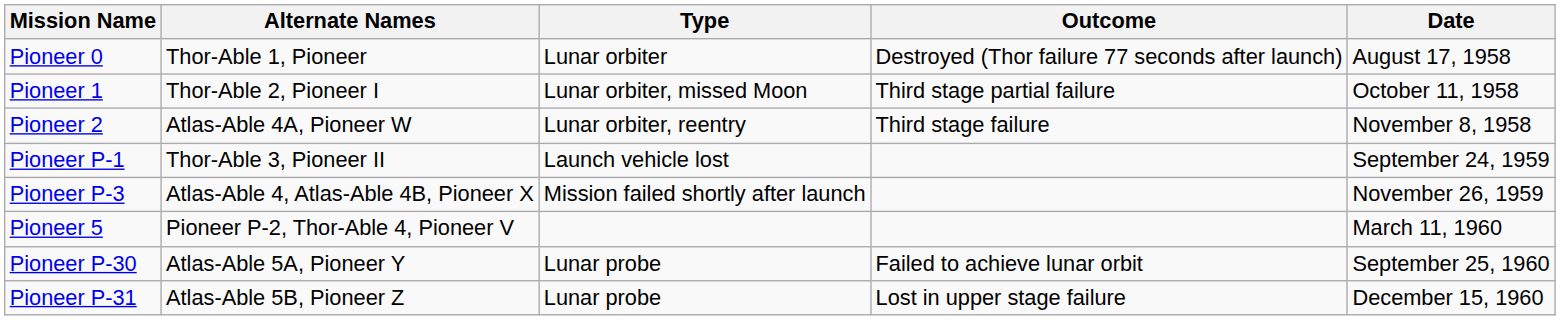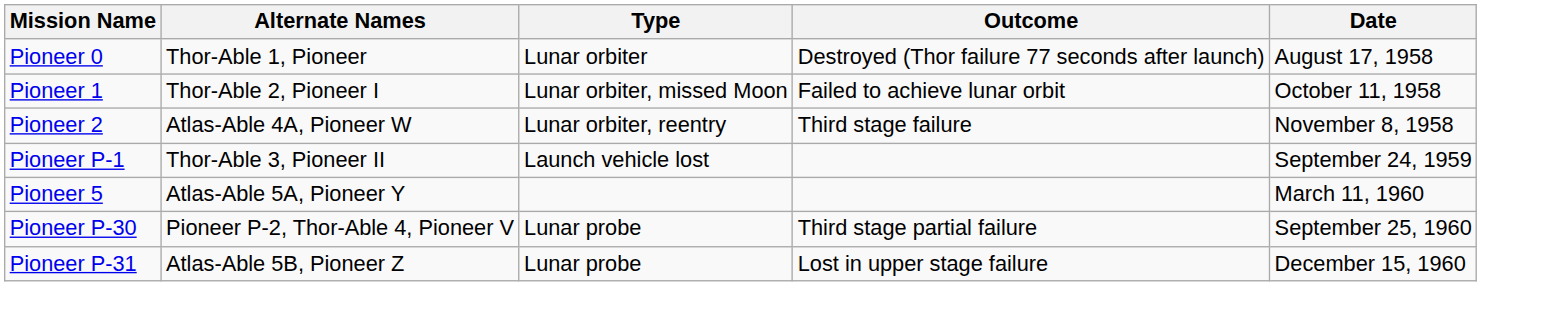(995, 90) Third stage partial failure -> (931, 90) Failed to achieve lunar orbit
- row: (67, 194)
(340, 228) Pioneer P-2, Thor-Able 4, Pioneer V -> (286, 194) Atlas-Able 5A, Pioneer Y
(286, 263) Atlas-Able 5A, Pioneer Y -> (340, 228) Pioneer P-2, Thor-Able 4, Pioneer V
(1009, 263) Failed to achieve lunar orbit -> (917, 228) Third stage partial failure
